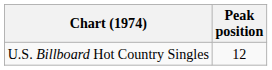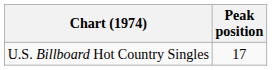(239, 53) 12 -> (239, 53) 17
